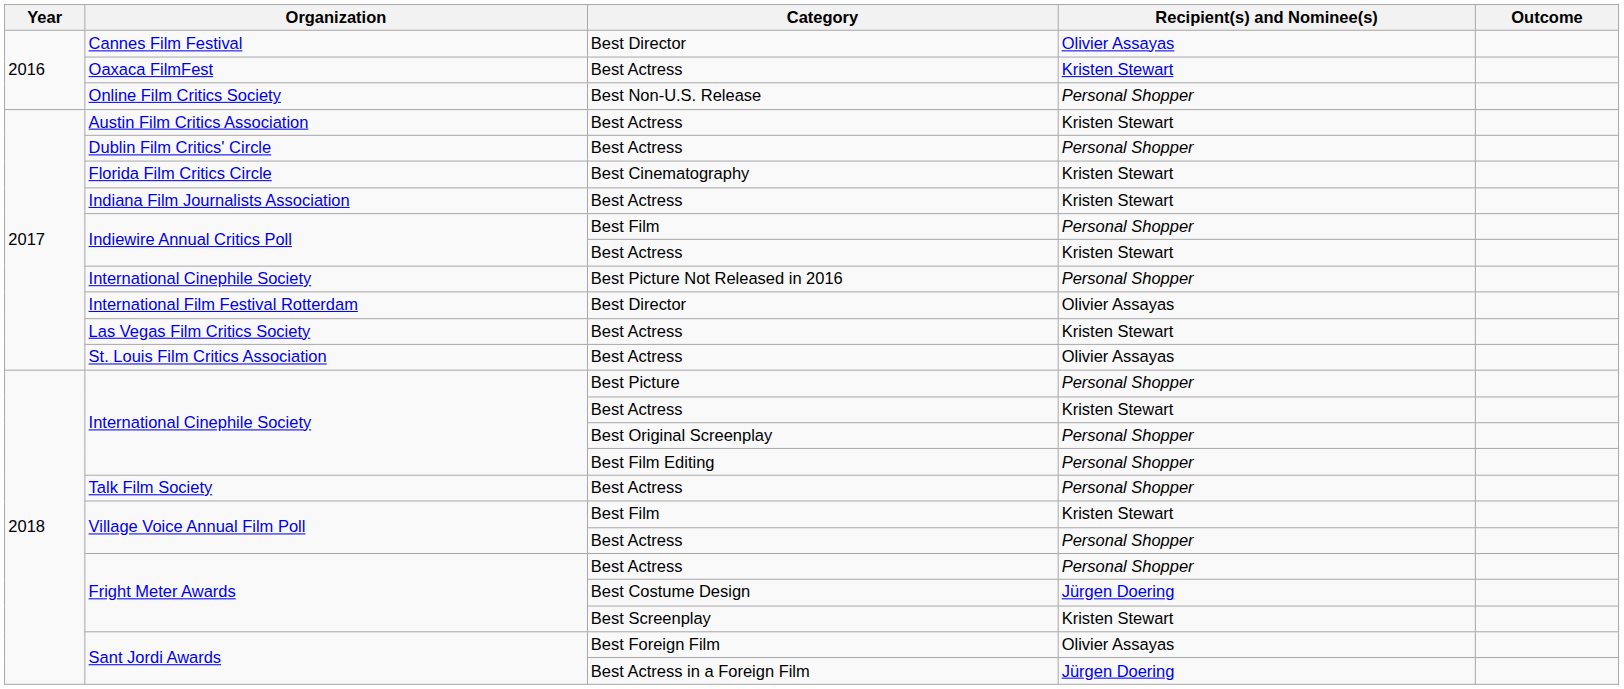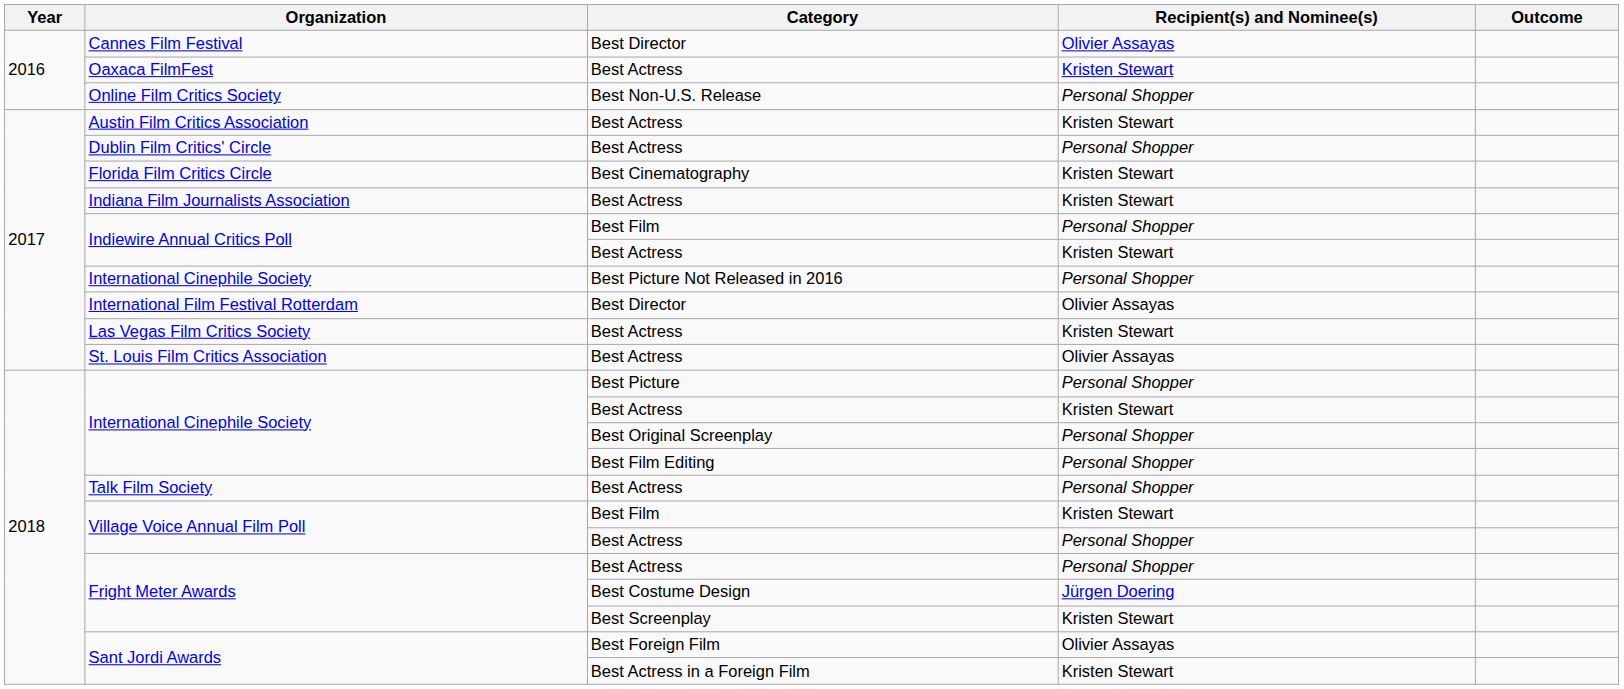(1118, 670) Jürgen Doering -> (1118, 670) Kristen Stewart
